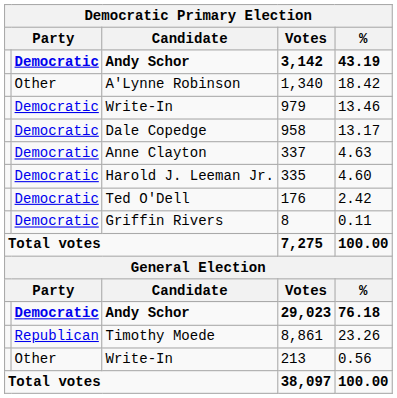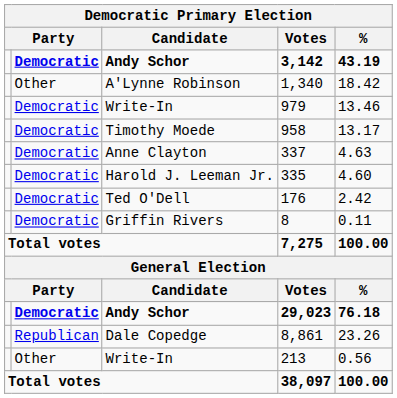(156, 130) Dale Copedge -> (160, 130) Timothy Moede
(160, 336) Timothy Moede -> (156, 336) Dale Copedge
